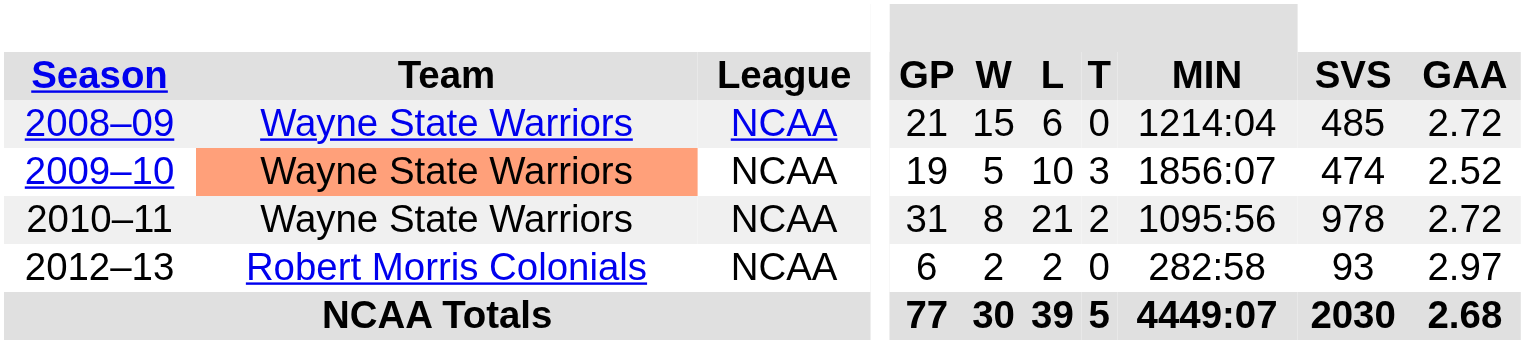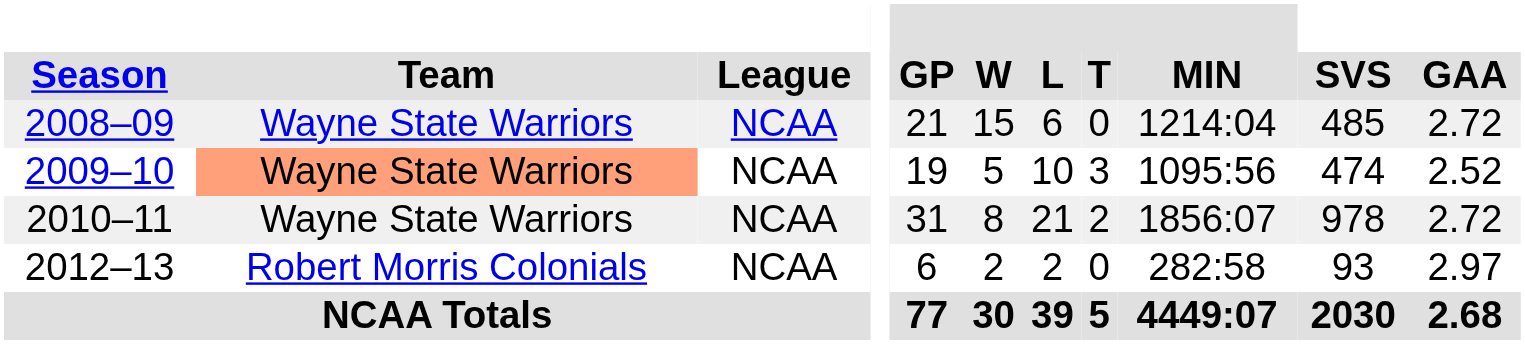(1207, 171) 1856:07 -> (1207, 171) 1095:56
(1207, 219) 1095:56 -> (1207, 219) 1856:07
